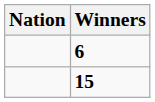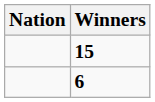rows swapped: (84, 81) <-> (79, 50)
